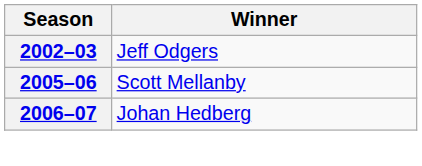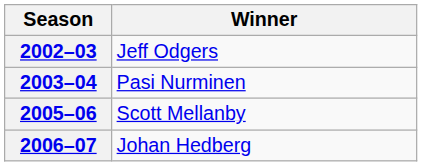+ row: (58, 82)
